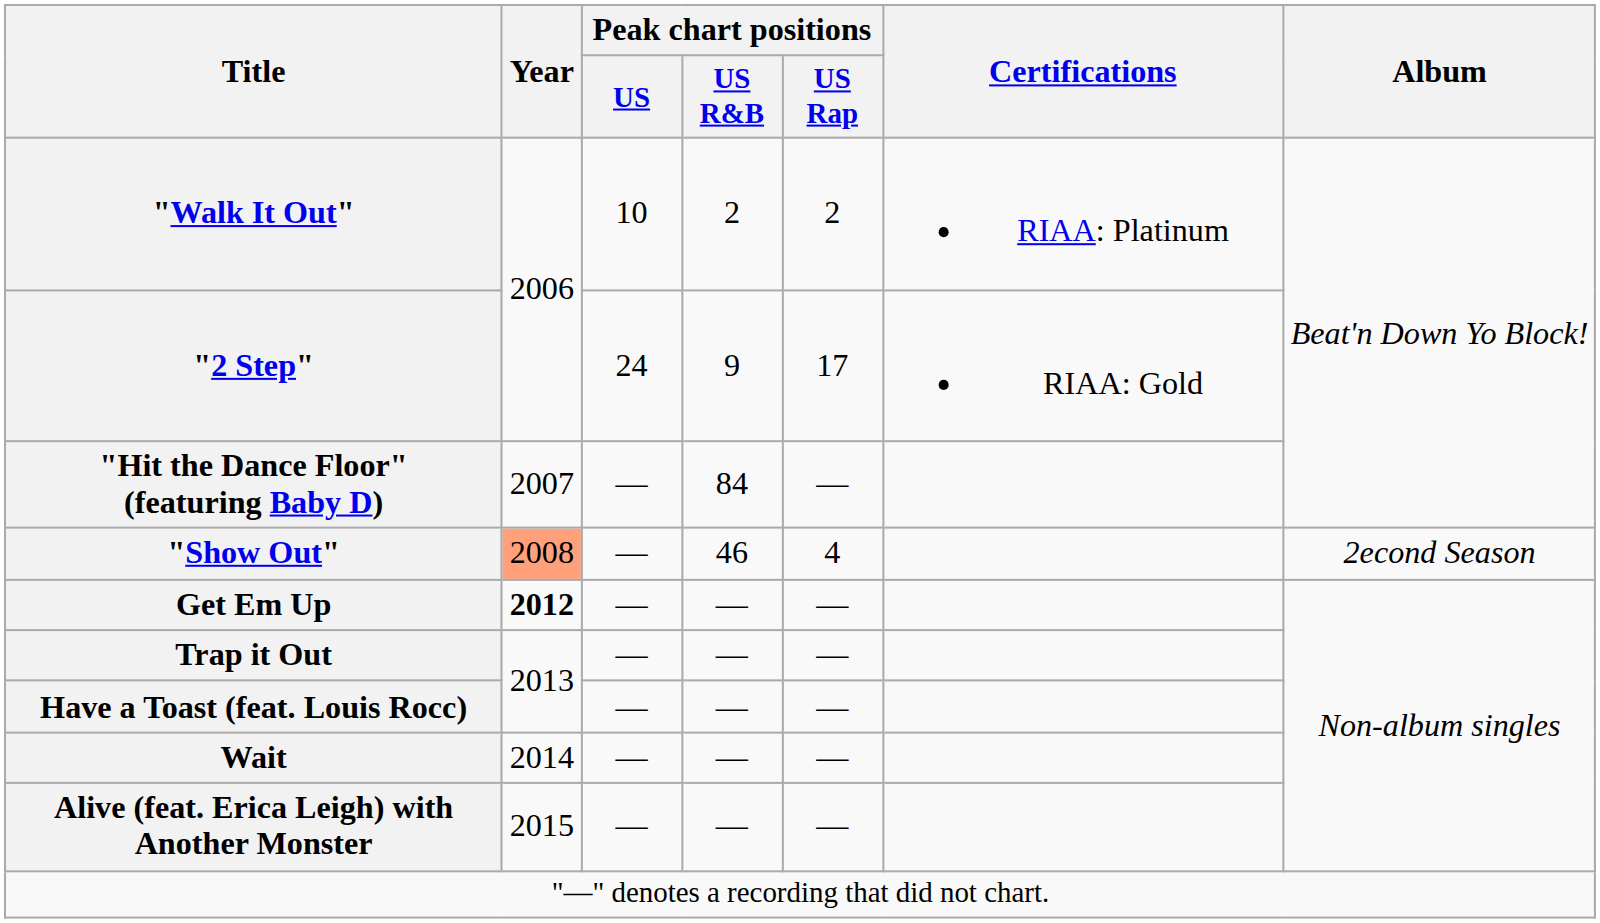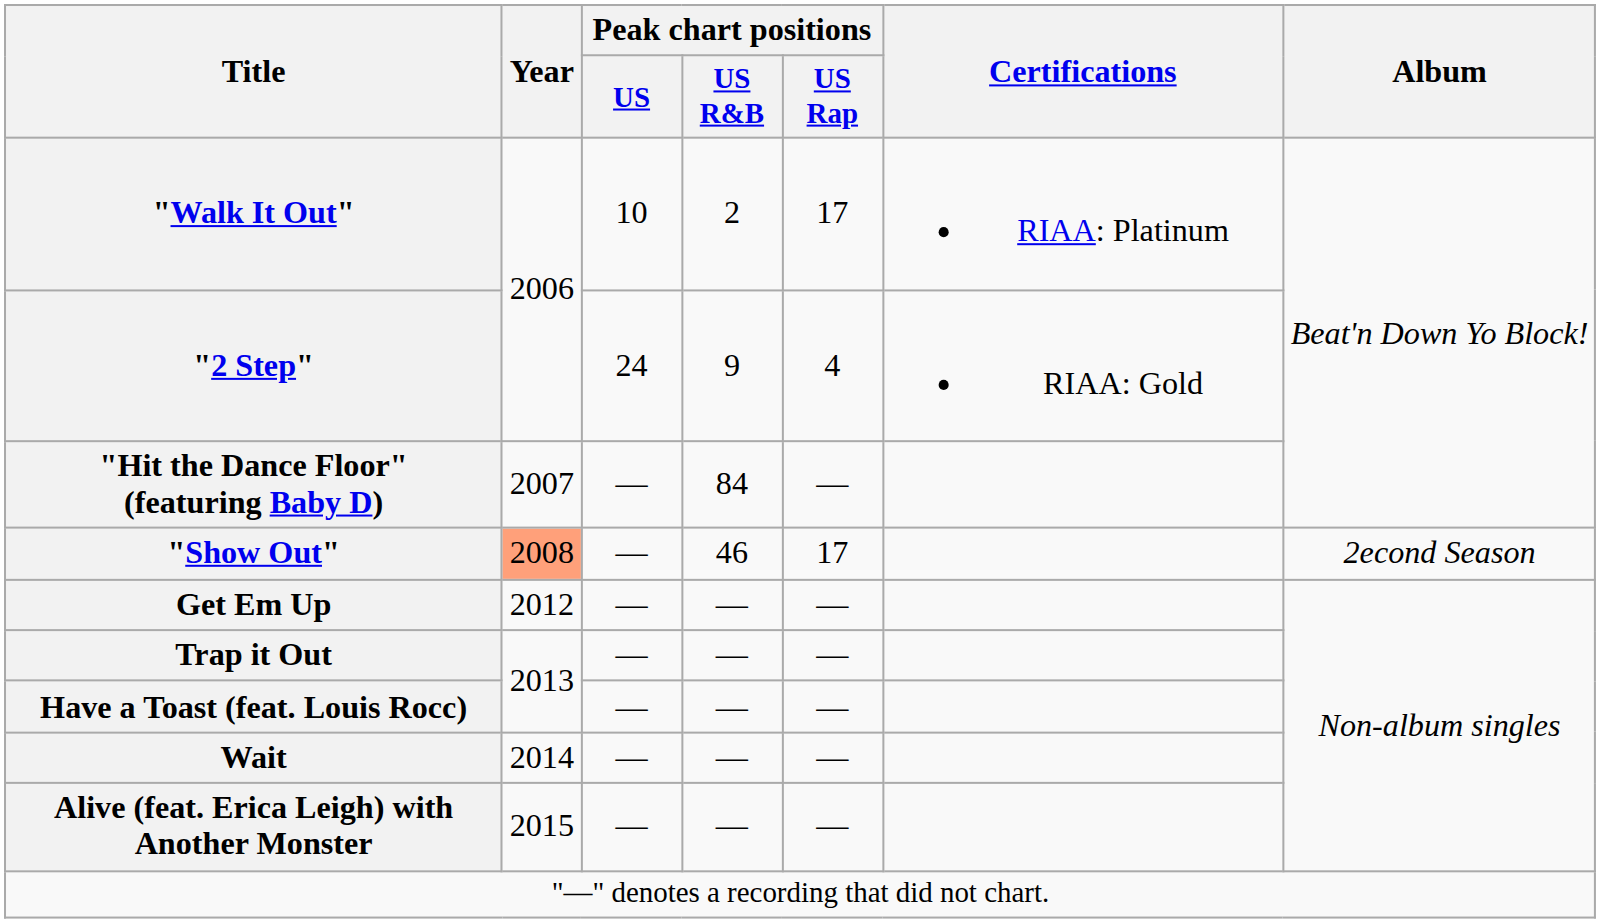(832, 213) 2 -> (832, 213) 17
(832, 364) 17 -> (832, 364) 4
(832, 553) 4 -> (832, 553) 17
(542, 604) bold -> (542, 604) normal
